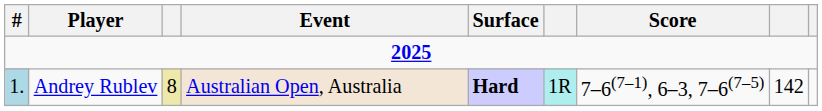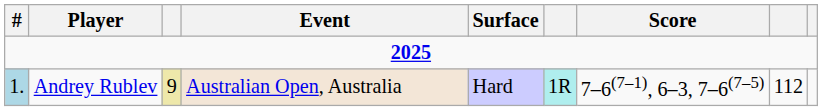(172, 87) 8 -> (172, 87) 9
(496, 87) bold -> (493, 87) normal
(789, 87) 142 -> (788, 87) 112
